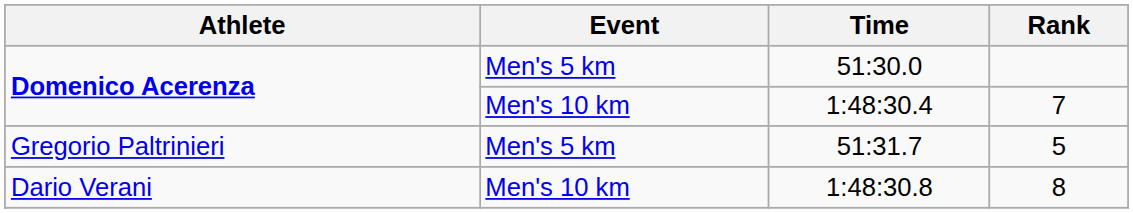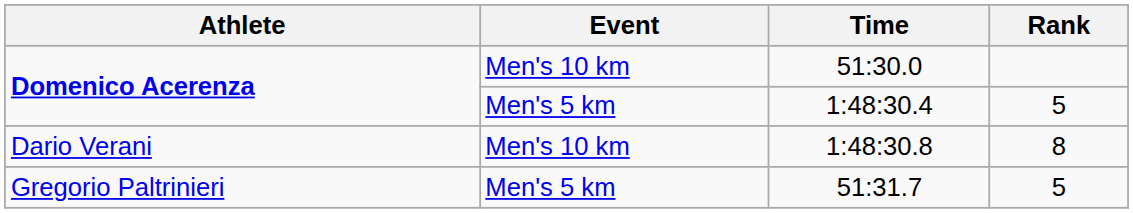(550, 66) Men's 5 km -> (558, 66) Men's 10 km
(558, 107) Men's 10 km -> (550, 107) Men's 5 km
(1059, 107) 7 -> (1059, 107) 5
rows swapped: (879, 147) <-> (879, 188)
